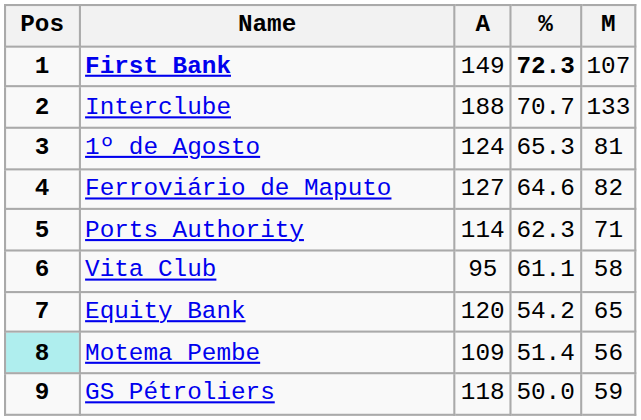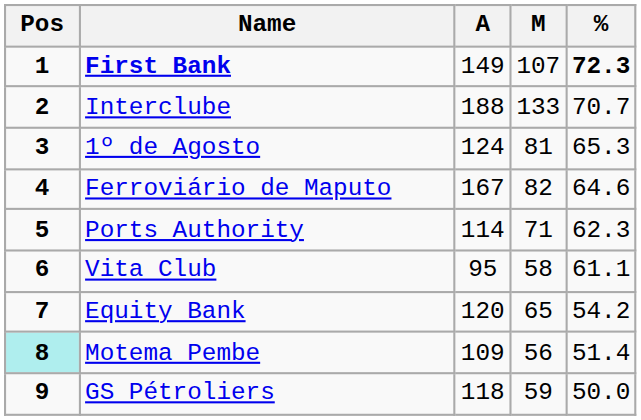columns swapped: (608, 25) <-> (546, 25)
(483, 189) 127 -> (483, 189) 167
